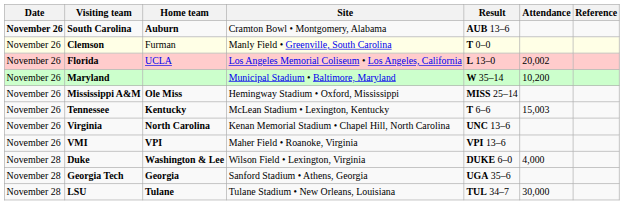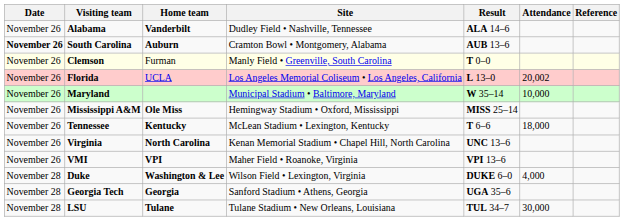+ row: (86, 29)
(536, 77) 10,200 -> (536, 94) 10,000
(536, 110) 15,003 -> (536, 126) 18,000
